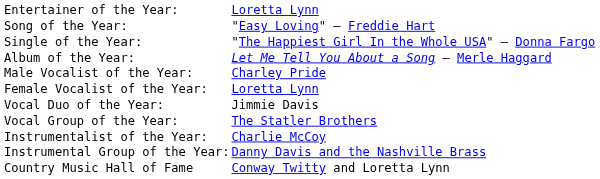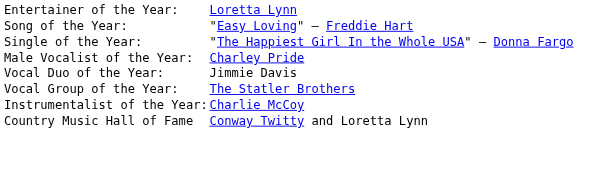- row: (69, 57)
- row: (106, 89)
- row: (117, 152)
